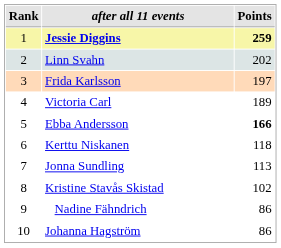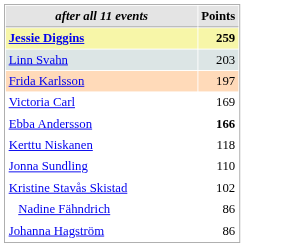- column: (24, 16)
(262, 59) 202 -> (226, 59) 203
(262, 102) 189 -> (226, 102) 169
(262, 166) 113 -> (226, 166) 110
